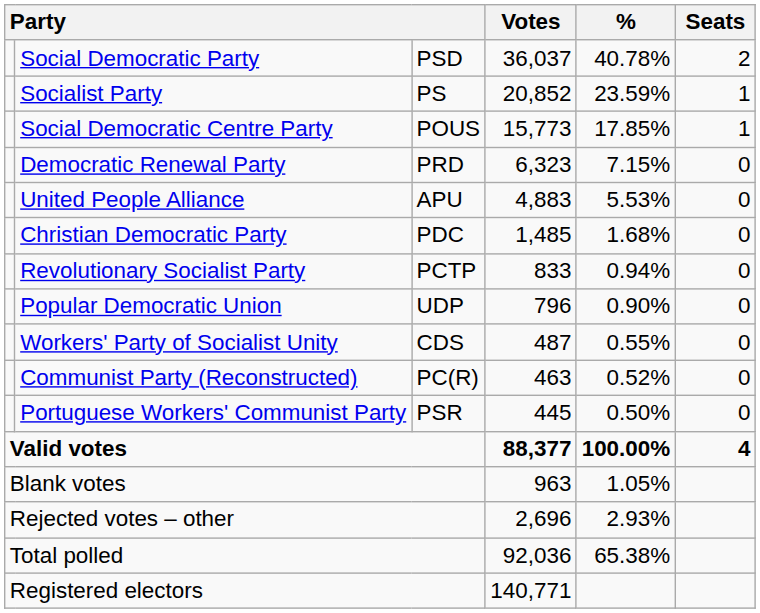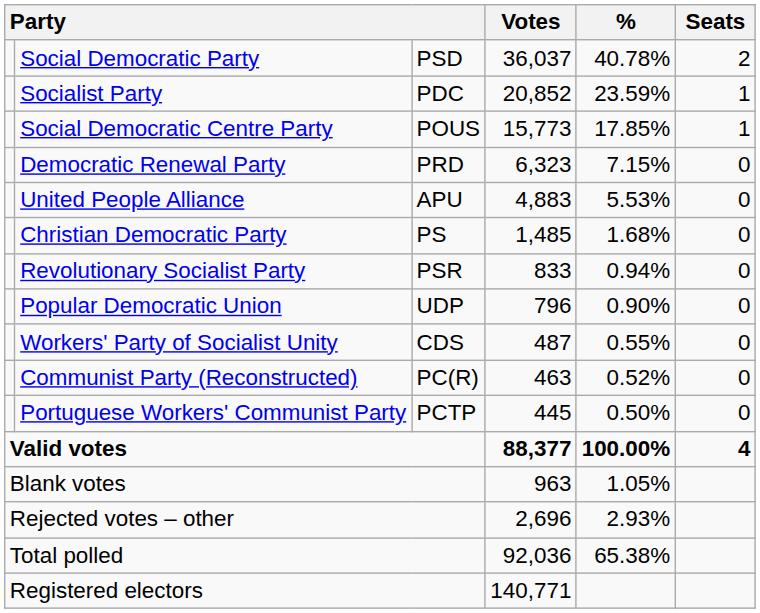(432, 93) PS -> (440, 93) PDC
(440, 235) PDC -> (432, 235) PS
(446, 270) PCTP -> (440, 270) PSR
(440, 413) PSR -> (446, 413) PCTP
